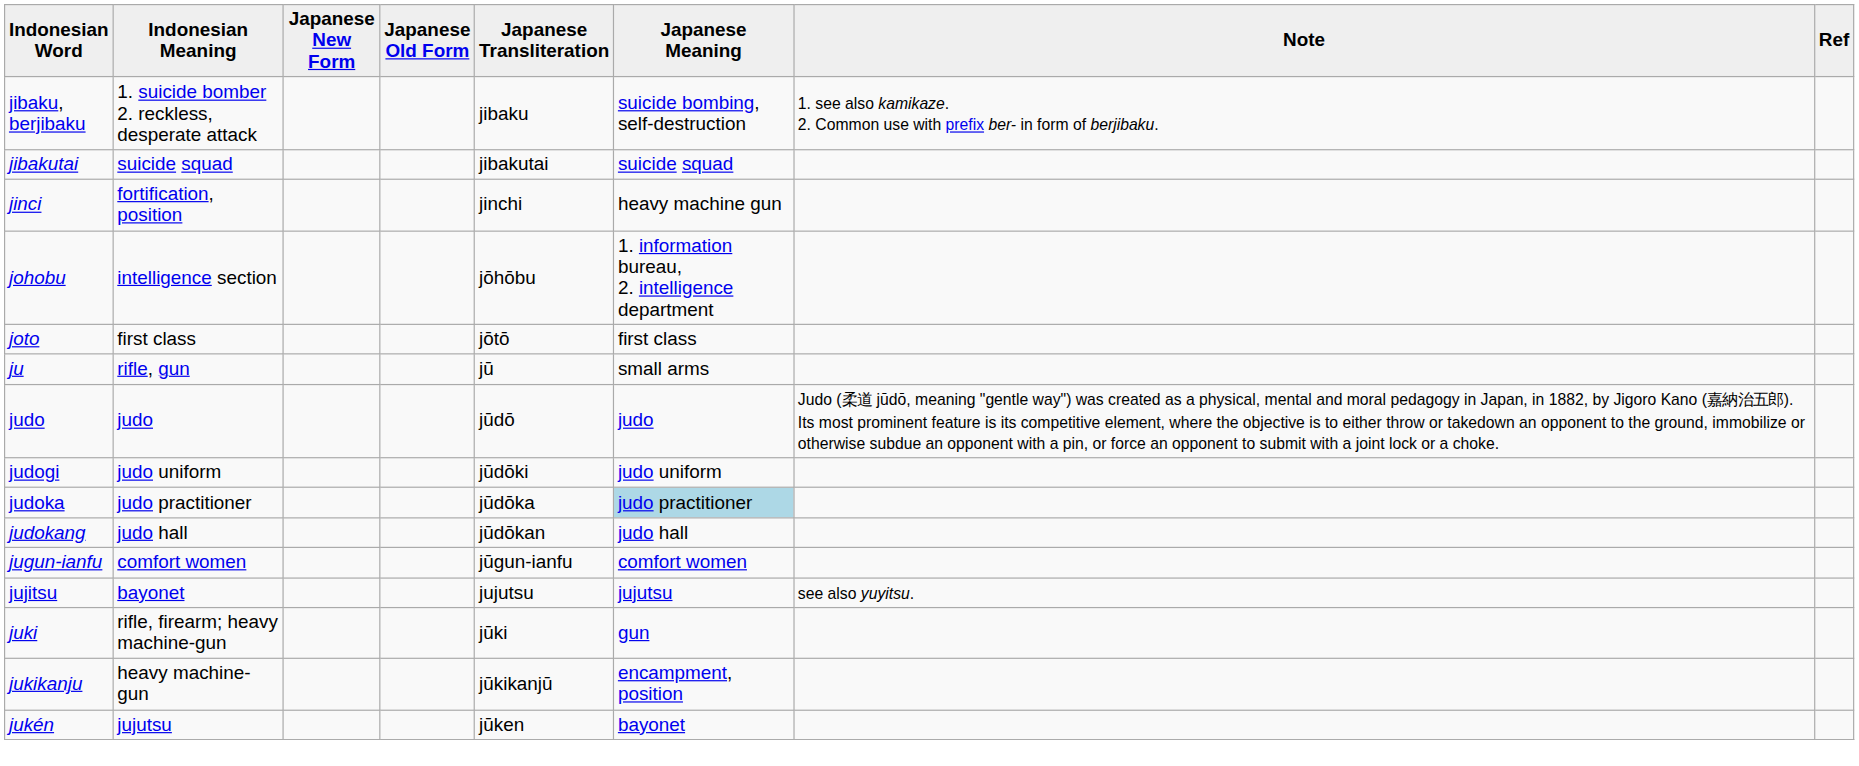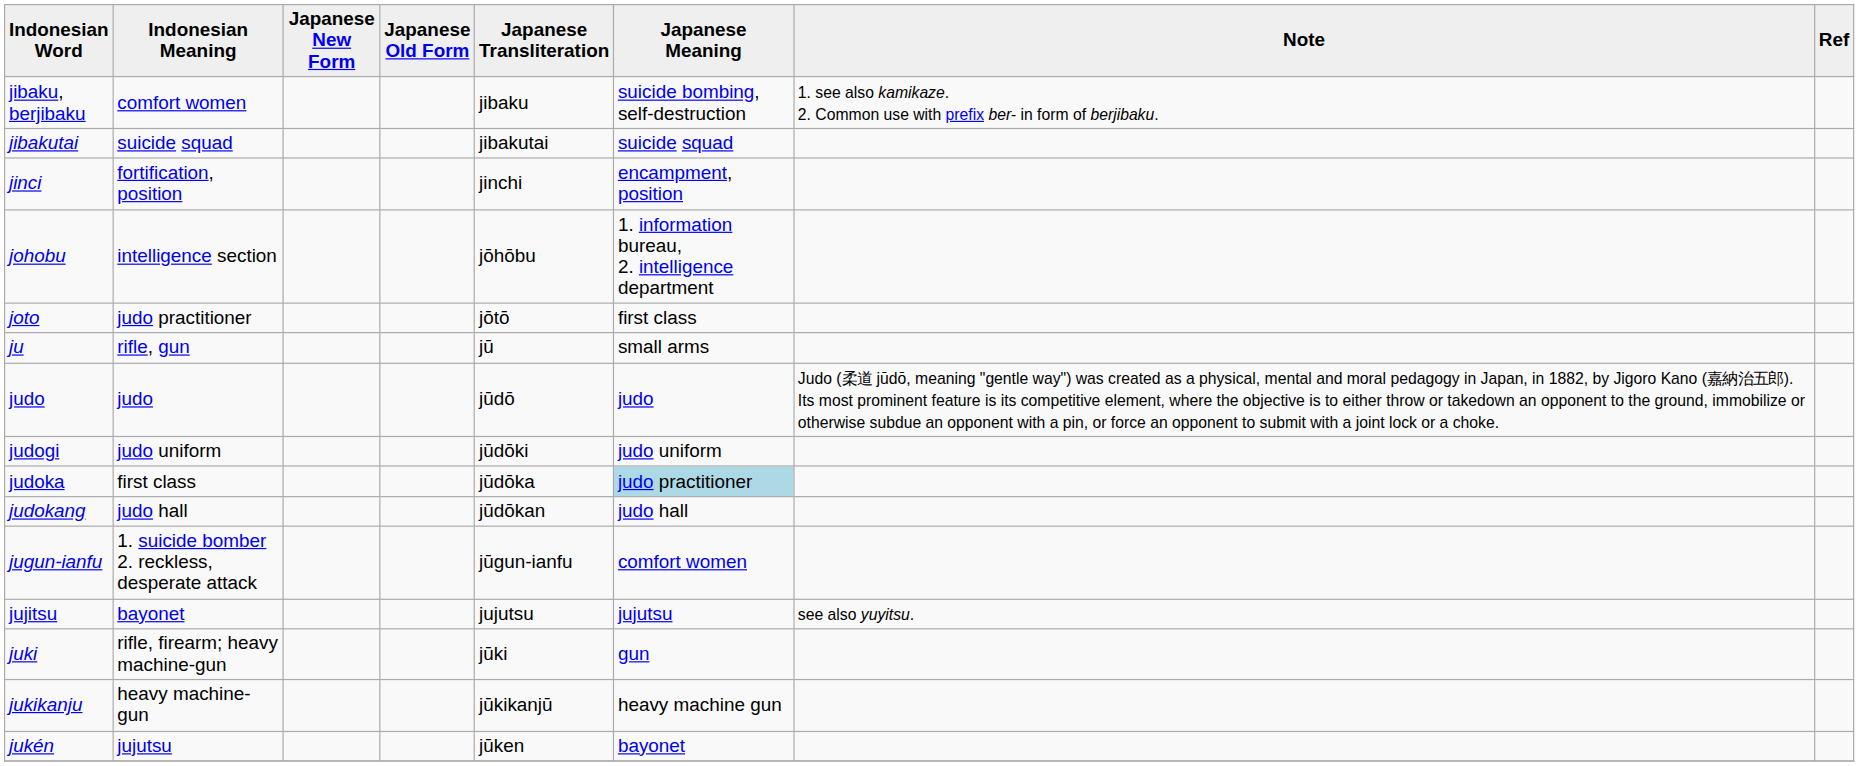(192, 113) 1. suicide bomber 2. reckless, desperate attack -> (182, 102) comfort women
(700, 204) heavy machine gun -> (675, 183) encampment, position
(157, 339) first class -> (184, 317) judo practitioner
(184, 502) judo practitioner -> (157, 481) first class
(182, 562) comfort women -> (192, 562) 1. suicide bomber 2. reckless, desperate attack
(675, 684) encampment, position -> (700, 705) heavy machine gun
